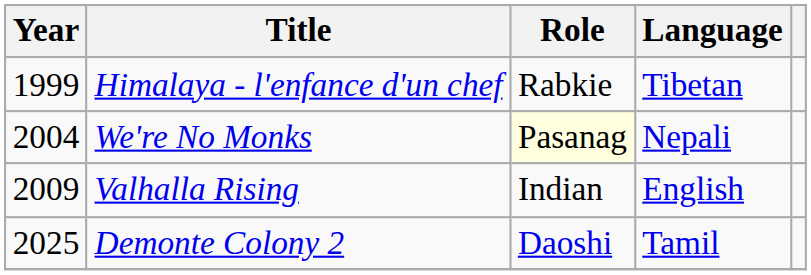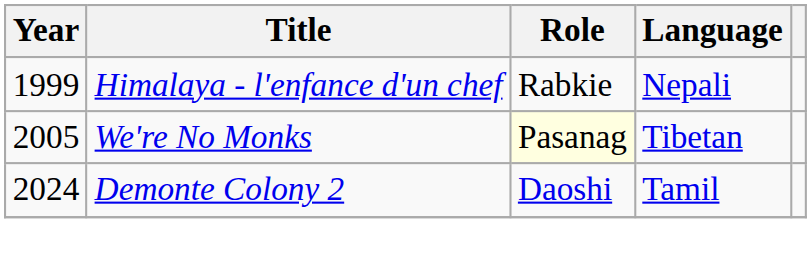(693, 83) Tibetan -> (687, 83) Nepali
(46, 136) 2004 -> (46, 136) 2005
(687, 136) Nepali -> (693, 136) Tibetan
- row: (197, 189)
(46, 242) 2025 -> (46, 189) 2024
